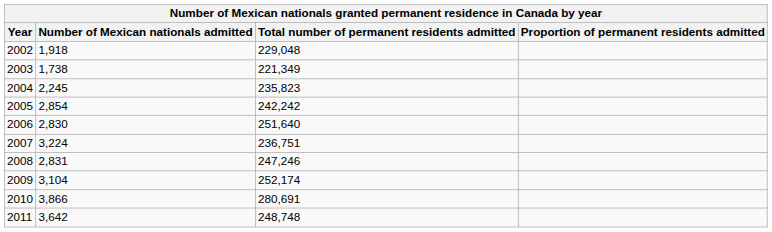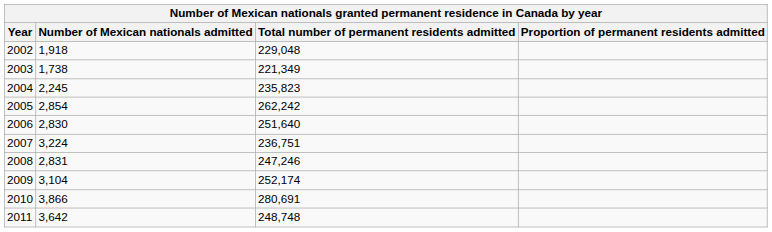(279, 106) 242,242 -> (279, 106) 262,242
